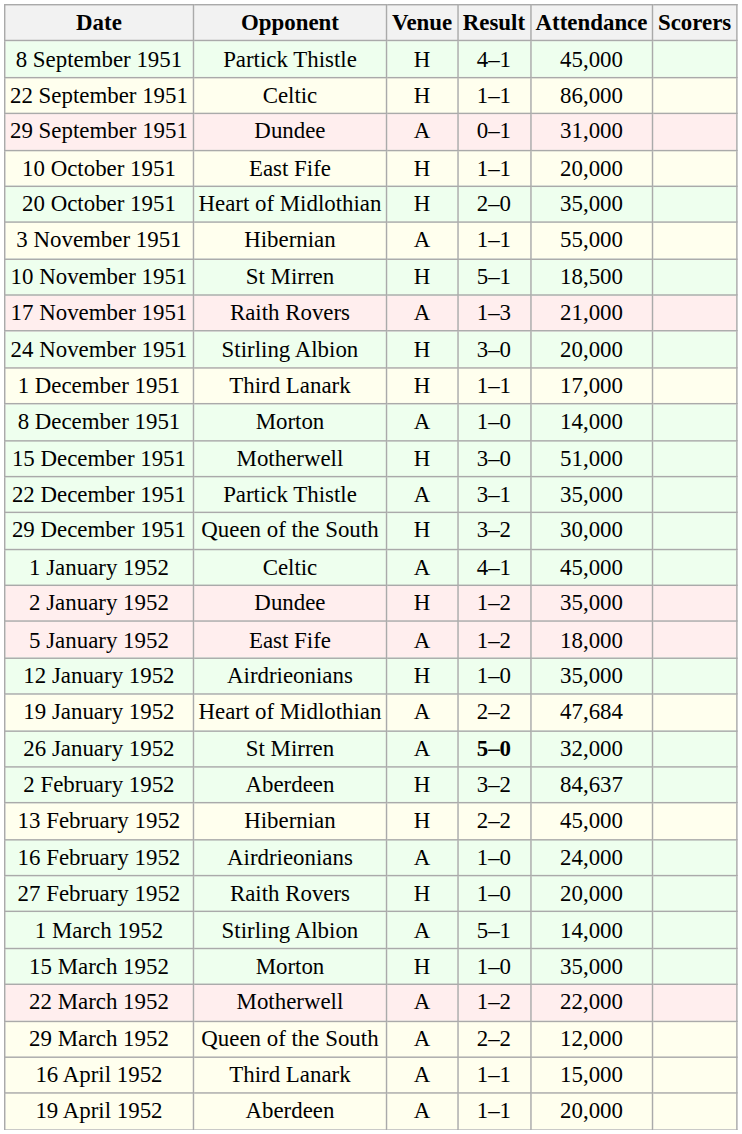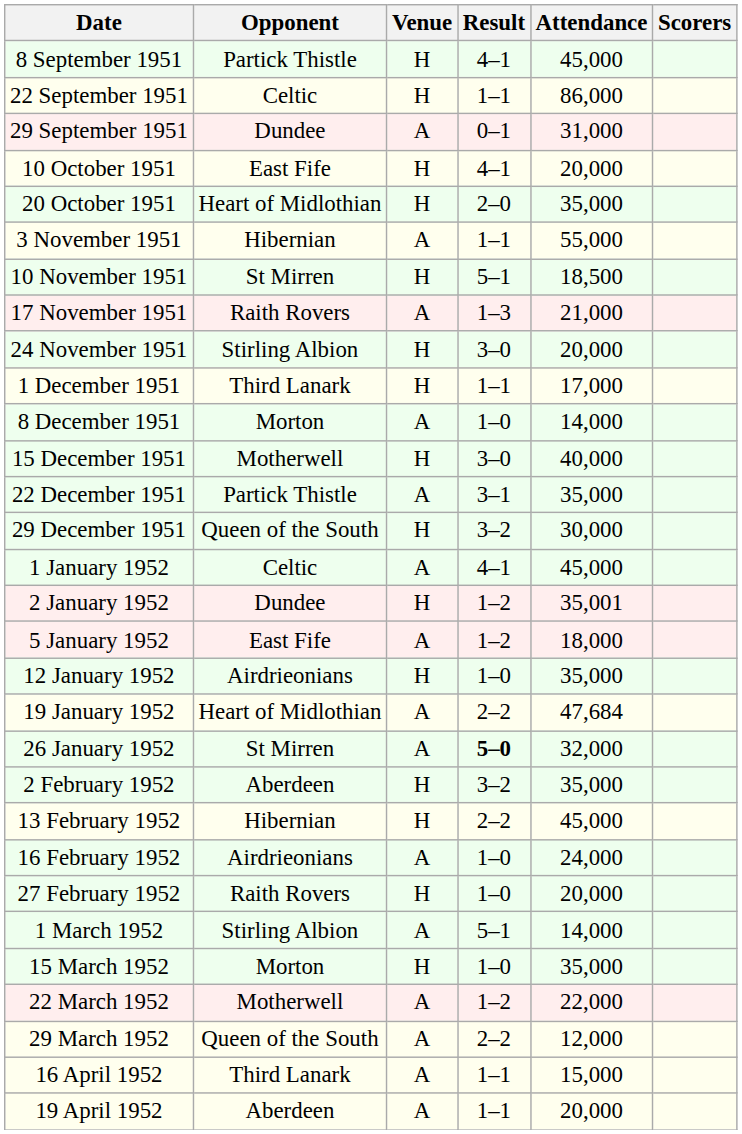(494, 167) 1–1 -> (494, 167) 4–1
(592, 458) 51,000 -> (592, 458) 40,000
(592, 603) 35,000 -> (592, 603) 35,001
(592, 784) 84,637 -> (592, 784) 35,000
